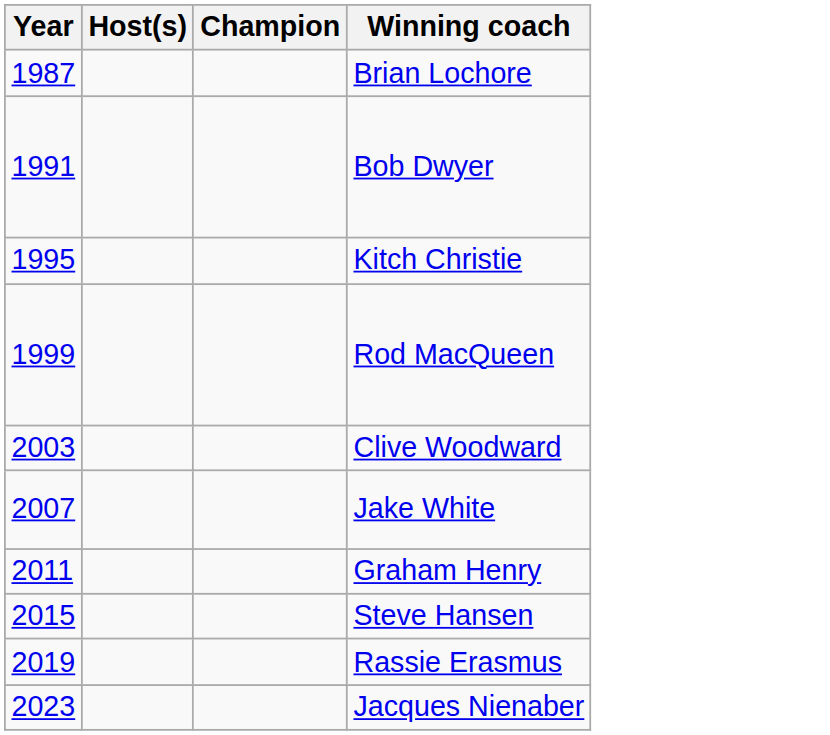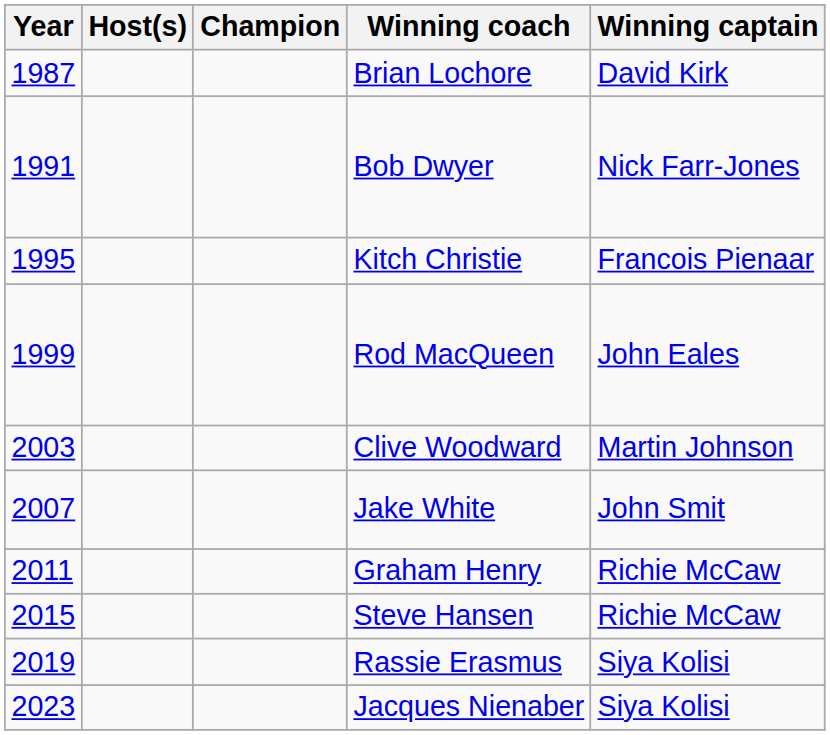+ column: (708, 27)
